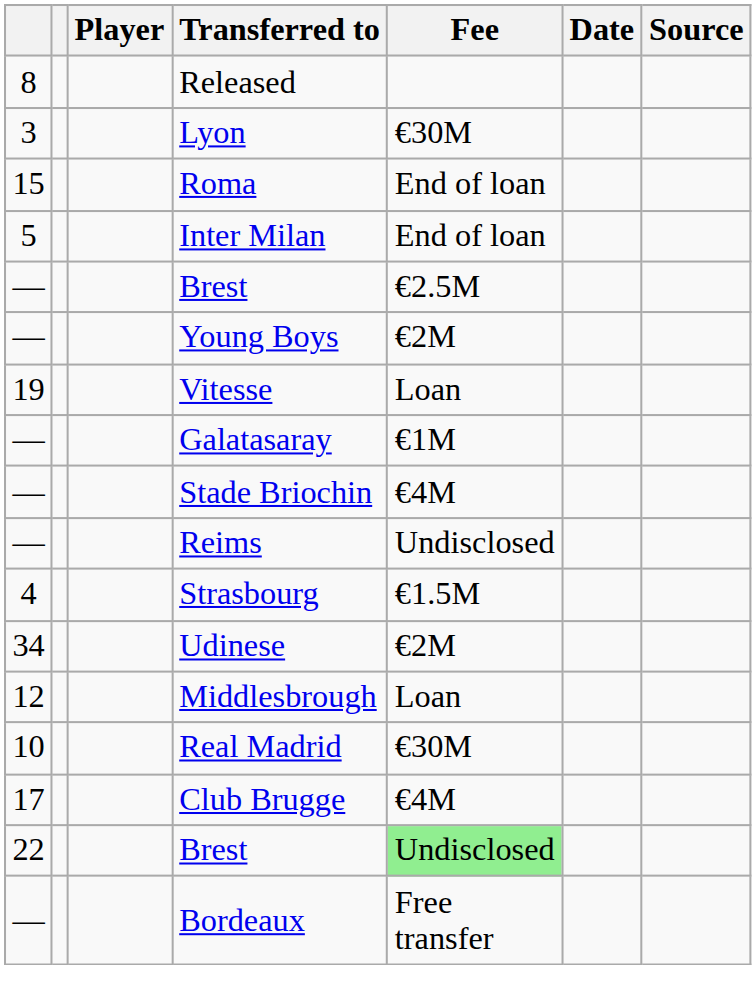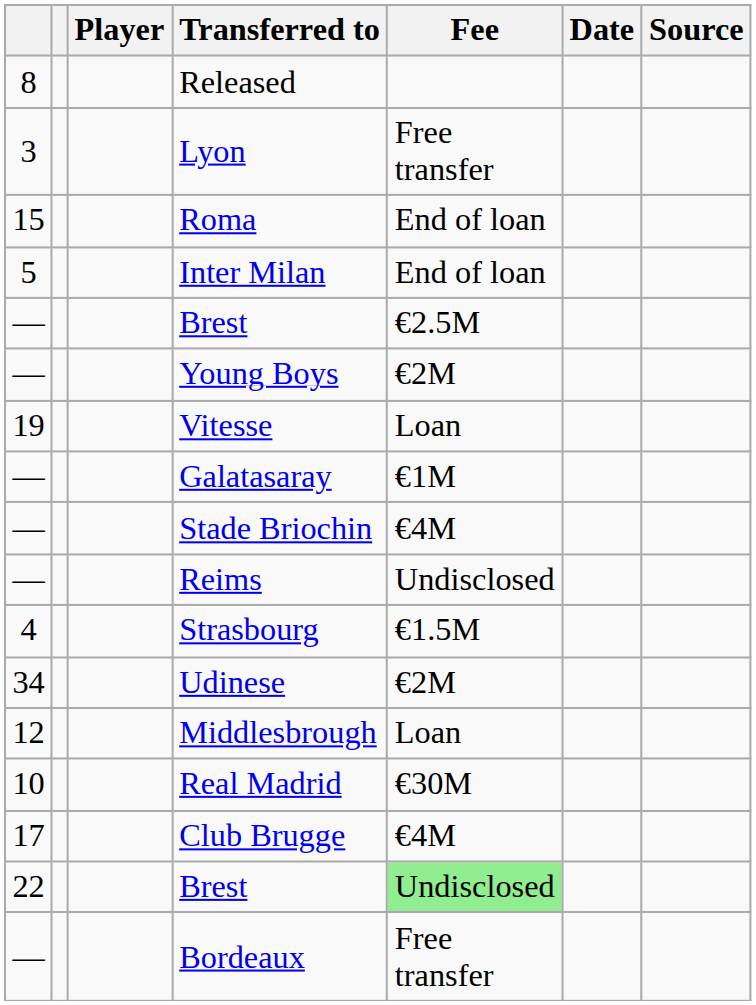(433, 132) €30M -> (444, 150) Free transfer
